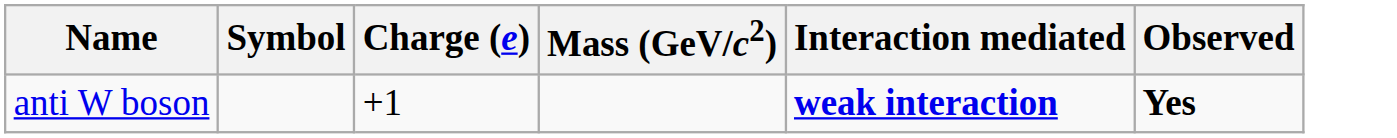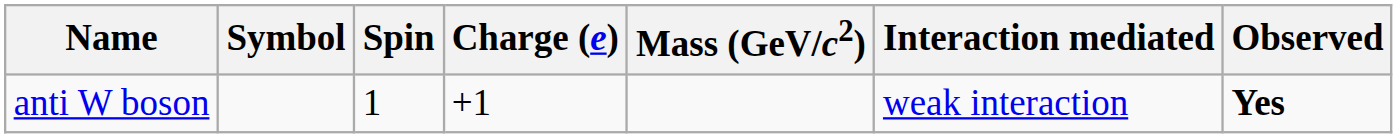+ column: (399, 38)
(926, 102) bold -> (1006, 102) normal
